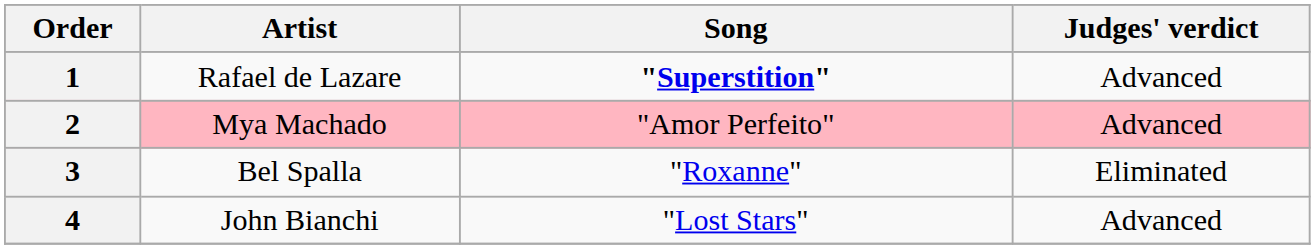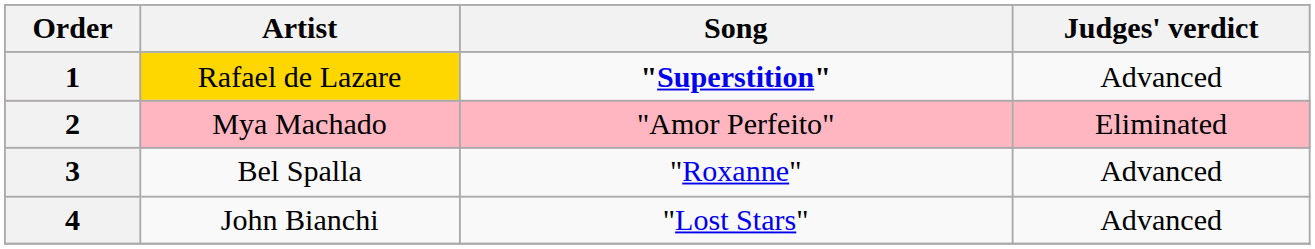(300, 76) no background -> (300, 76) gold background
(1161, 123) Advanced -> (1161, 123) Eliminated
(1161, 171) Eliminated -> (1161, 171) Advanced
